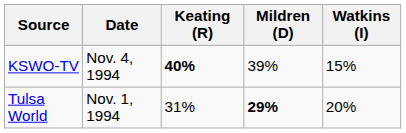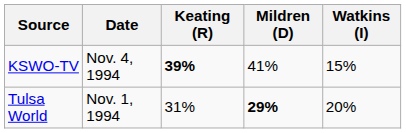(180, 66) 40% -> (180, 66) 39%
(263, 66) 39% -> (263, 66) 41%
